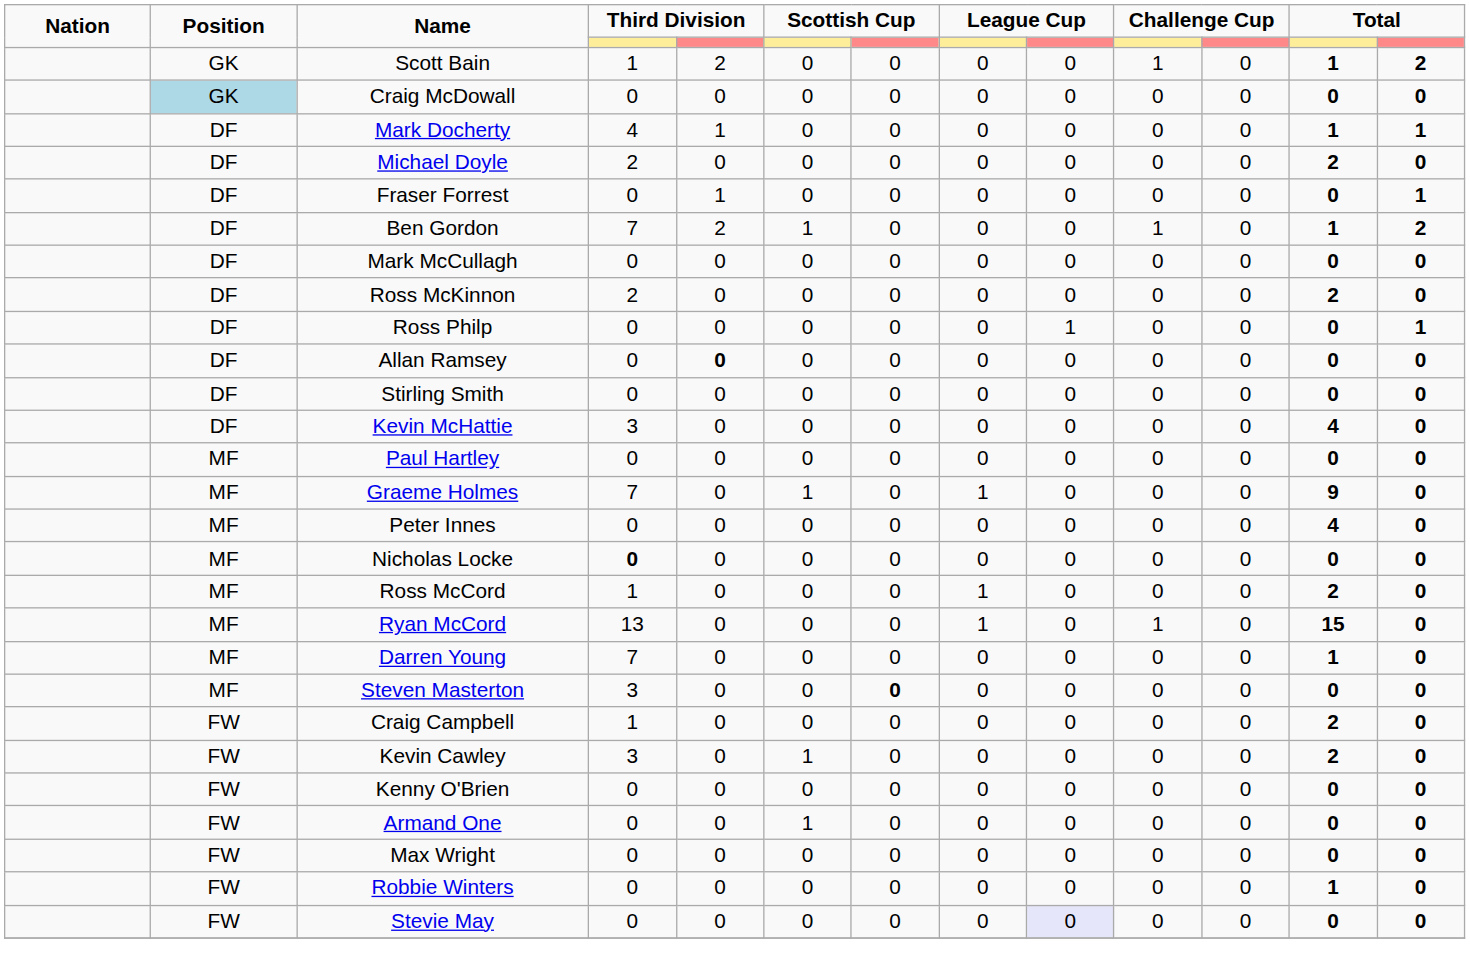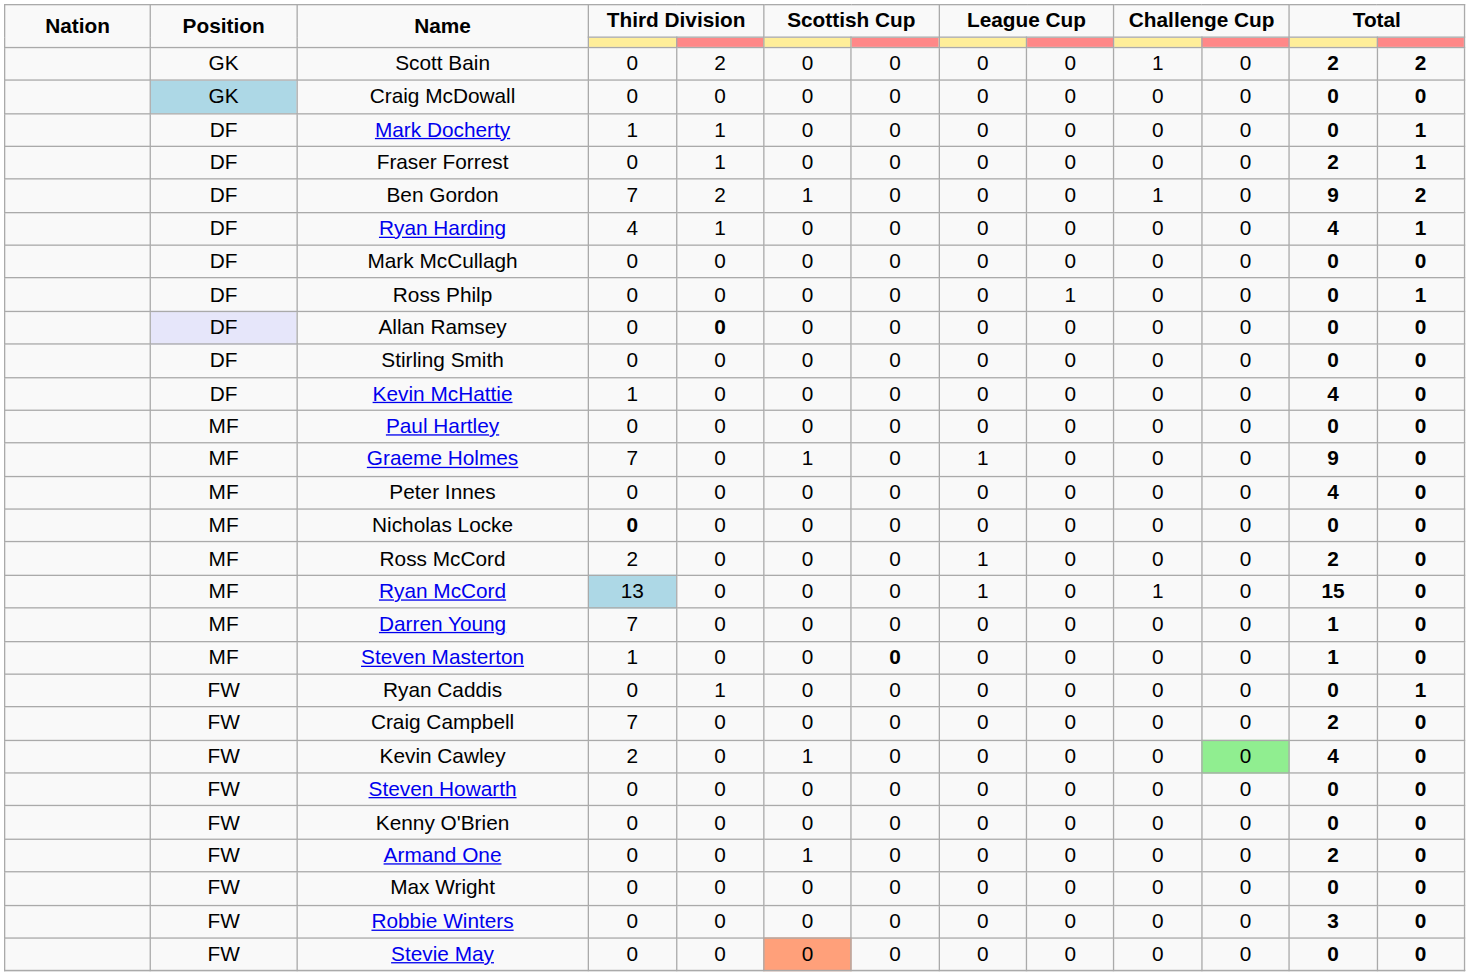(632, 63) 1 -> (632, 63) 0
(1333, 63) 1 -> (1333, 63) 2
(632, 129) 4 -> (632, 129) 1
(1333, 129) 1 -> (1333, 129) 0
- row: (443, 162)
(1333, 195) 0 -> (1333, 162) 2
(1333, 228) 1 -> (1333, 195) 9
+ row: (443, 228)
- row: (443, 294)
(224, 360) no background -> (224, 327) lavender background
(632, 426) 3 -> (632, 393) 1
(632, 591) 1 -> (632, 558) 2
(632, 624) no background -> (632, 591) lightblue background
(632, 690) 3 -> (632, 657) 1
(1333, 690) 0 -> (1333, 657) 1
+ row: (443, 690)
(632, 723) 1 -> (632, 723) 7
(632, 756) 3 -> (632, 756) 2
(1245, 756) no background -> (1245, 756) lightgreen background
(1333, 756) 2 -> (1333, 756) 4
+ row: (443, 789)
(1333, 822) 0 -> (1333, 855) 2
(1333, 888) 1 -> (1333, 921) 3
(808, 921) no background -> (808, 954) lightsalmon background
(1070, 921) lavender background -> (1070, 954) no background
